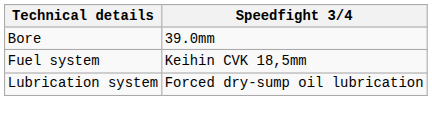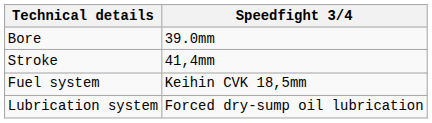+ row: (33, 61)
